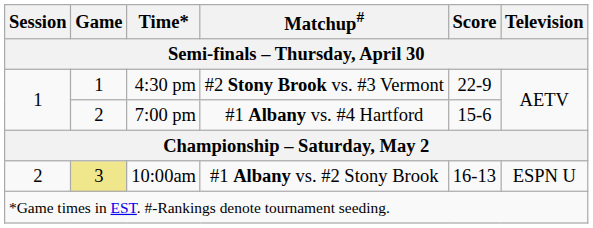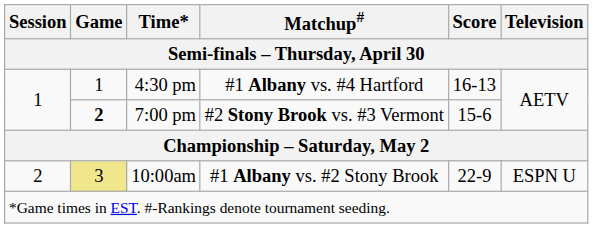(324, 84) #2 Stony Brook vs. #3 Vermont -> (324, 84) #1 Albany vs. #4 Hartford
(474, 84) 22-9 -> (474, 84) 16-13
(99, 115) normal -> (99, 115) bold
(324, 115) #1 Albany vs. #4 Hartford -> (324, 115) #2 Stony Brook vs. #3 Vermont
(474, 176) 16-13 -> (474, 176) 22-9
